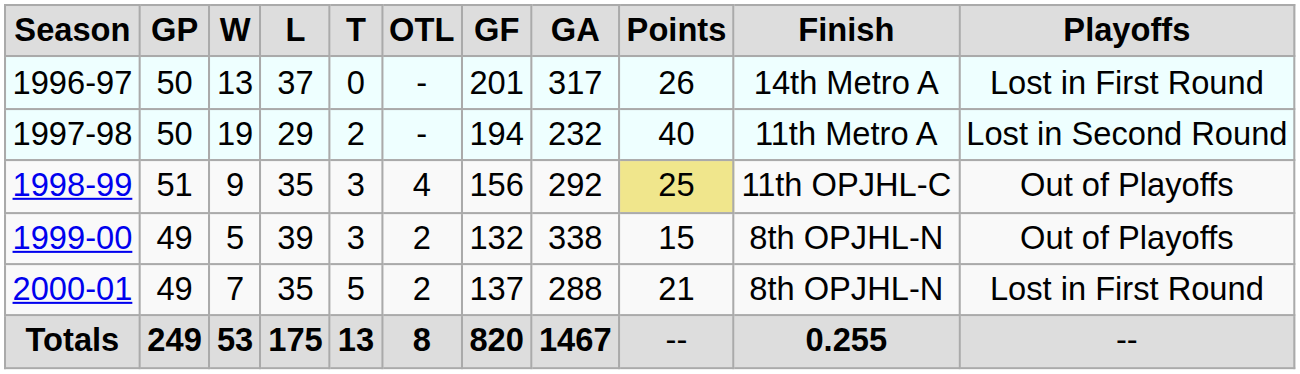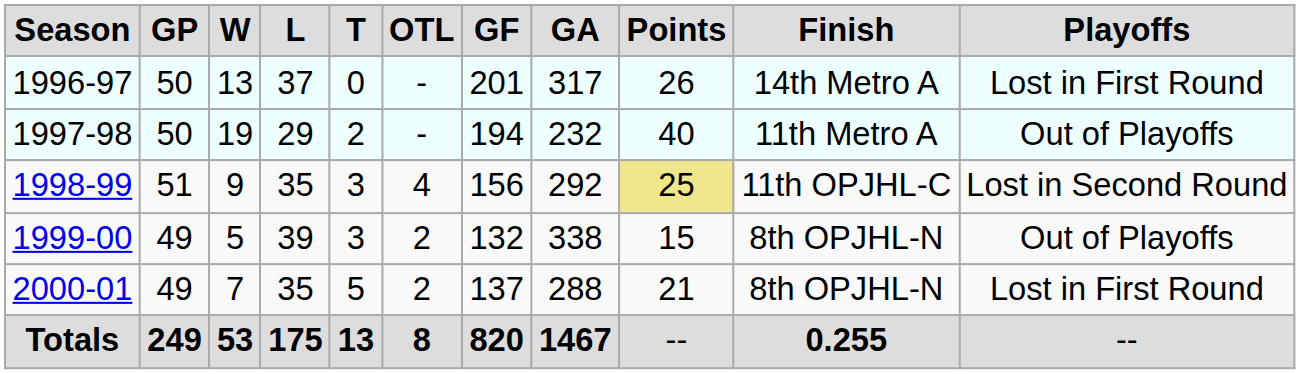(1127, 133) Lost in Second Round -> (1127, 133) Out of Playoffs
(1127, 185) Out of Playoffs -> (1127, 185) Lost in Second Round
